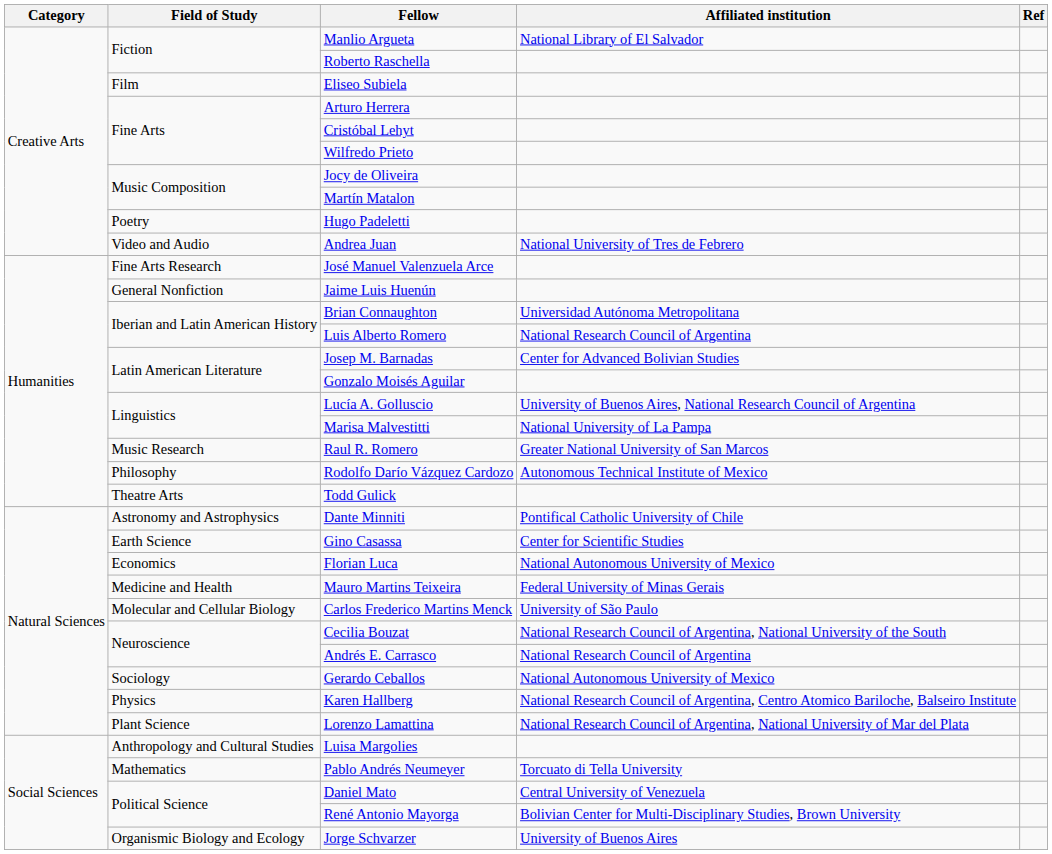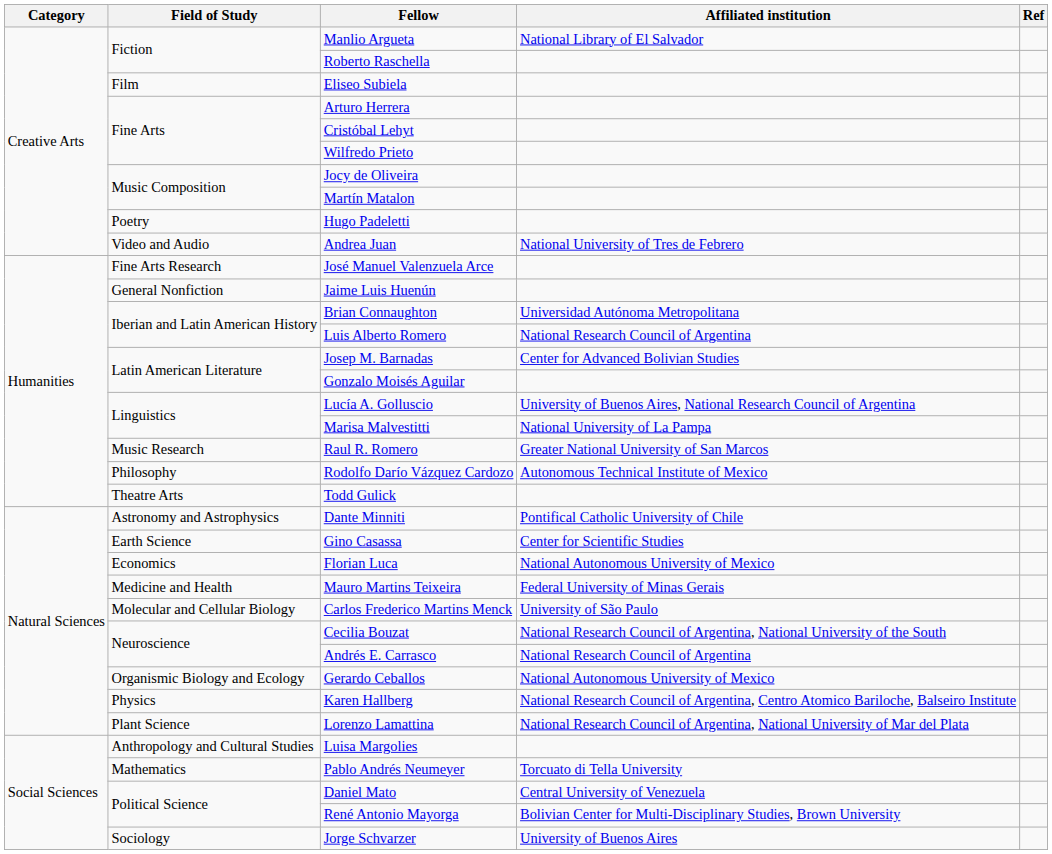(141, 678) Sociology -> (208, 678) Organismic Biology and Ecology
(208, 838) Organismic Biology and Ecology -> (141, 838) Sociology
